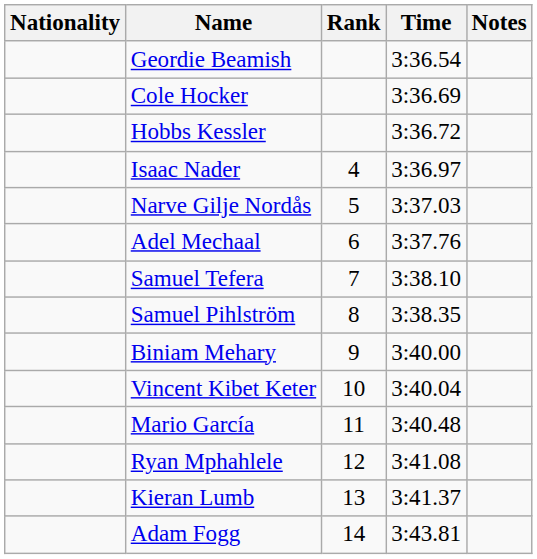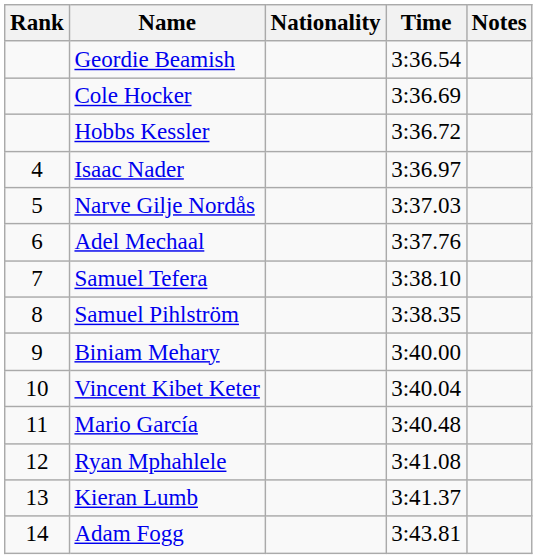columns swapped: (354, 22) <-> (65, 22)
